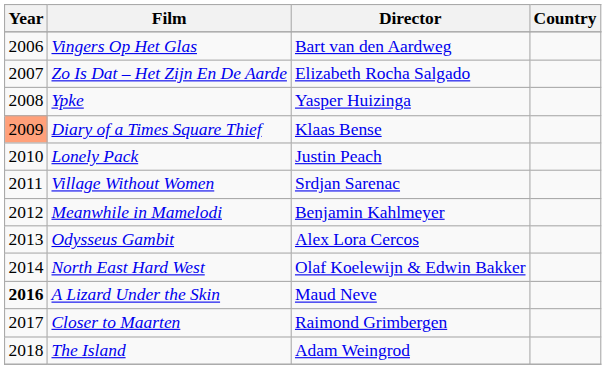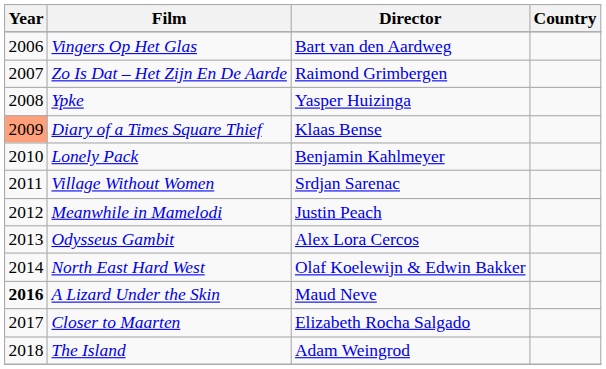(383, 73) Elizabeth Rocha Salgado -> (371, 73) Raimond Grimbergen
(338, 156) Justin Peach -> (370, 156) Benjamin Kahlmeyer
(370, 211) Benjamin Kahlmeyer -> (338, 211) Justin Peach
(371, 322) Raimond Grimbergen -> (383, 322) Elizabeth Rocha Salgado
